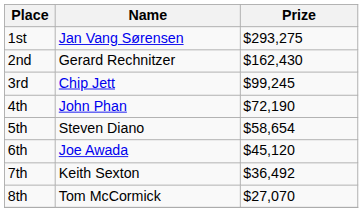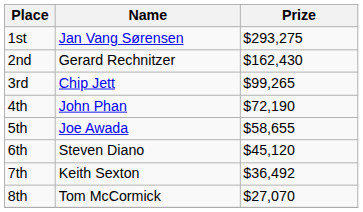(269, 83) $99,245 -> (269, 83) $99,265
(102, 128) Steven Diano -> (94, 128) Joe Awada
(269, 128) $58,654 -> (269, 128) $58,655
(94, 151) Joe Awada -> (102, 151) Steven Diano
